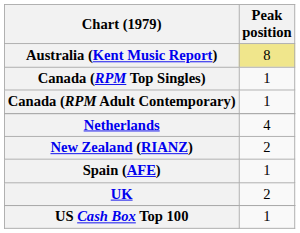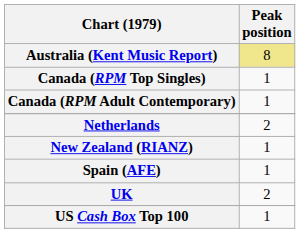(267, 124) 4 -> (267, 124) 2
(267, 147) 2 -> (267, 147) 1
